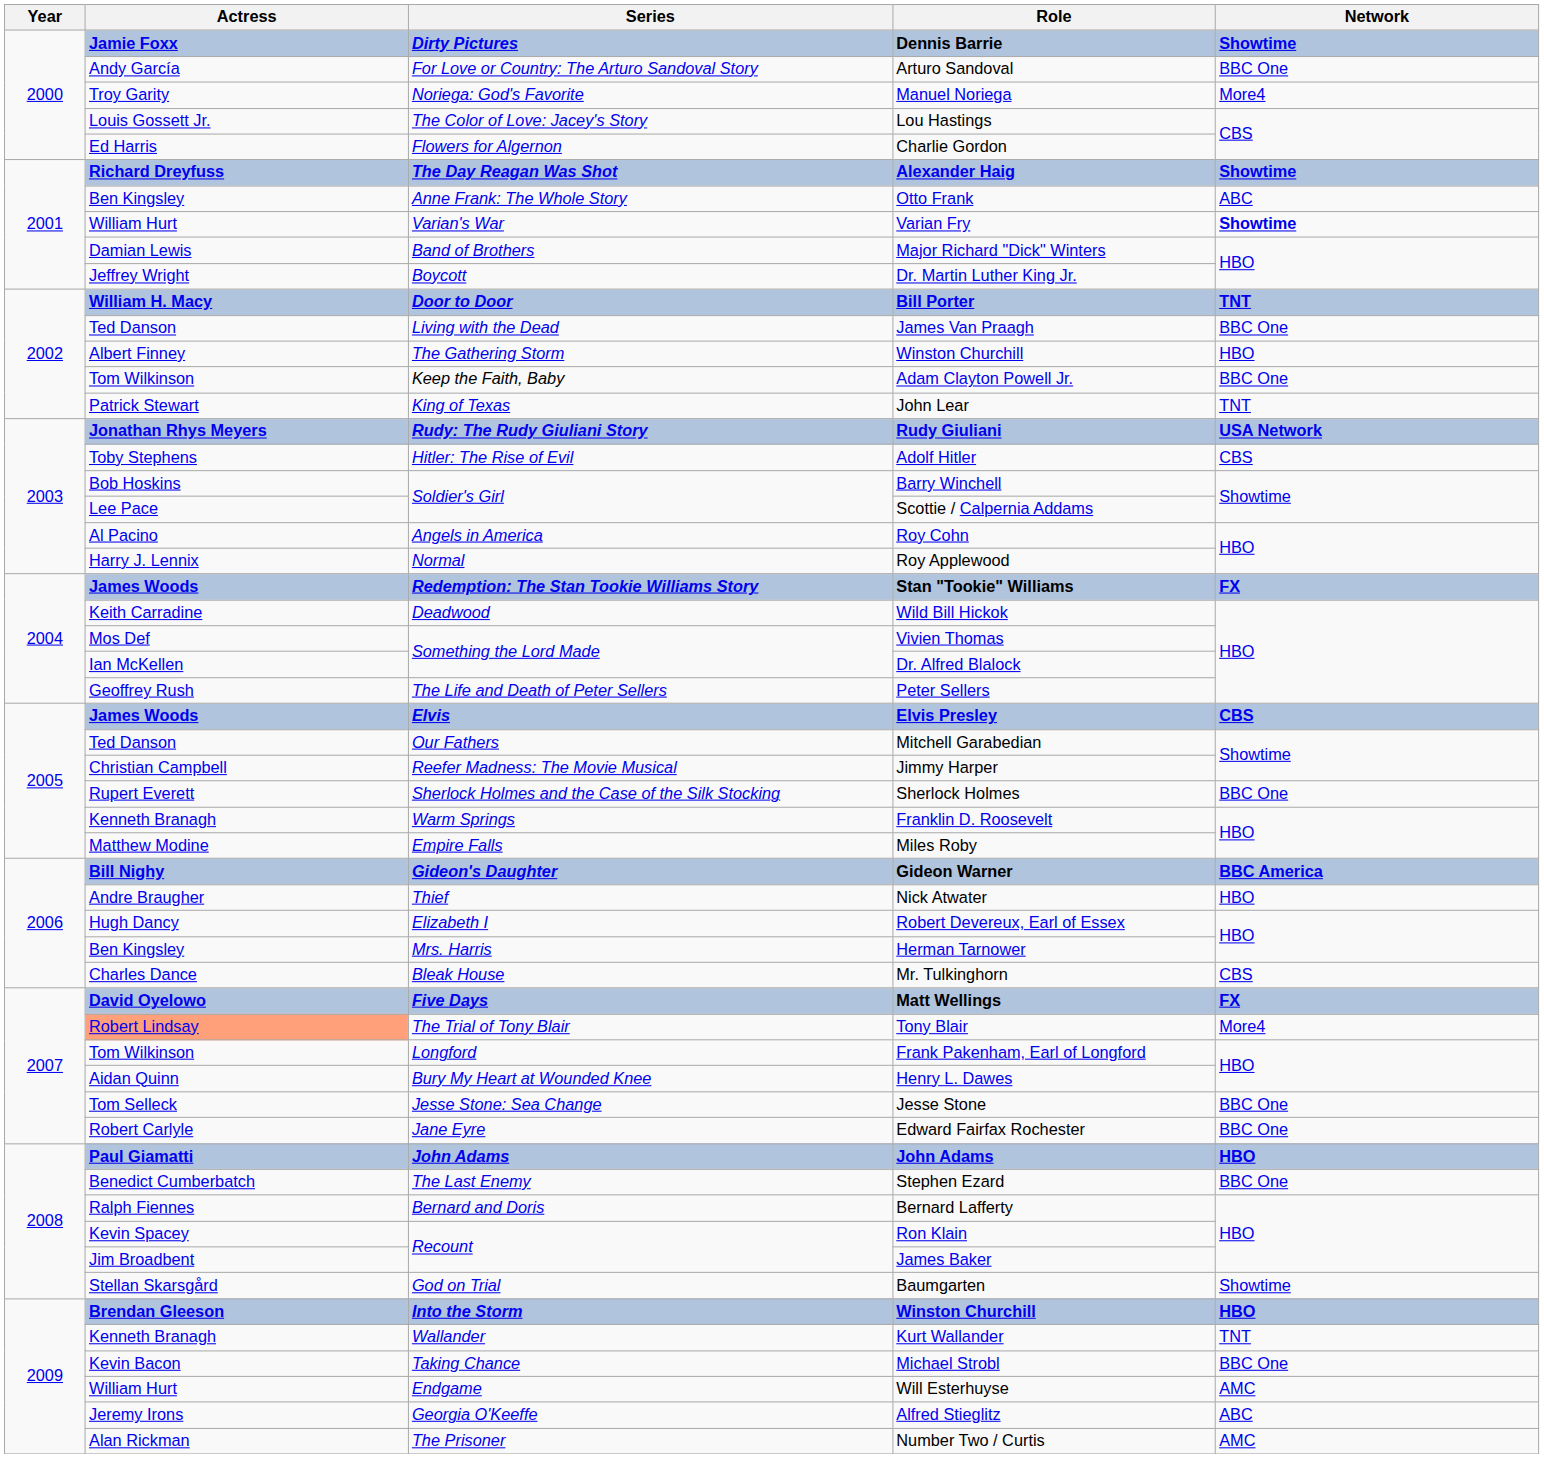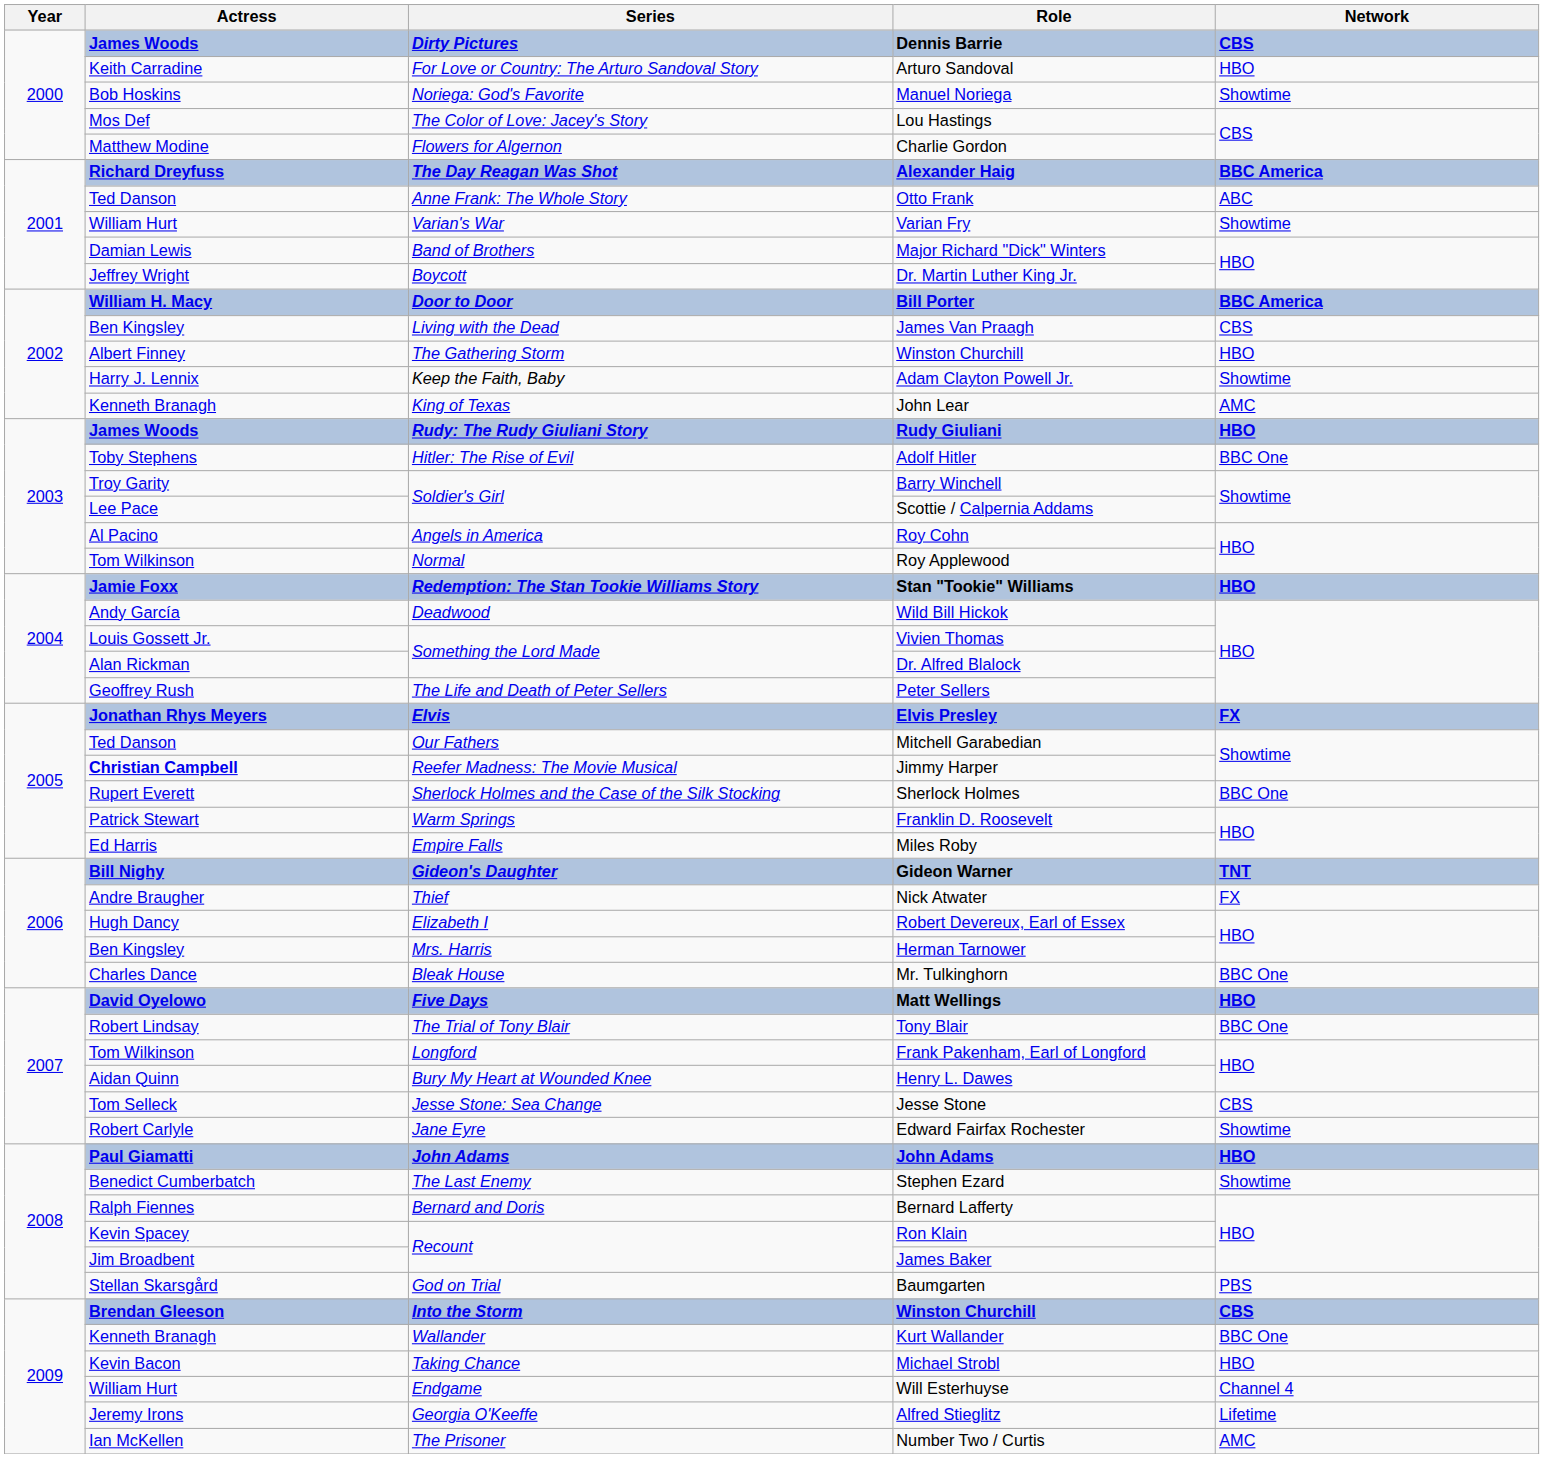(133, 43) Jamie Foxx -> (144, 43) James Woods
(1258, 43) Showtime -> (1236, 43) CBS
(134, 69) Andy García -> (146, 69) Keith Carradine
(1254, 69) BBC One -> (1237, 69) HBO
(129, 95) Troy Garity -> (135, 95) Bob Hoskins
(1242, 95) More4 -> (1255, 95) Showtime
(150, 120) Louis Gossett Jr. -> (119, 120) Mos Def
(123, 146) Ed Harris -> (149, 146) Matthew Modine
(1258, 172) Showtime -> (1271, 172) BBC America
(137, 198) Ben Kingsley -> (133, 198) Ted Danson
(1258, 224) bold -> (1255, 224) normal
(1235, 302) TNT -> (1271, 302) BBC America
(133, 328) Ted Danson -> (137, 328) Ben Kingsley
(1254, 328) BBC One -> (1236, 328) CBS
(142, 379) Tom Wilkinson -> (144, 379) Harry J. Lennix
(1254, 379) BBC One -> (1255, 379) Showtime
(144, 405) Patrick Stewart -> (153, 405) Kenneth Branagh
(1235, 405) TNT -> (1237, 405) AMC
(178, 431) Jonathan Rhys Meyers -> (144, 431) James Woods
(1271, 431) USA Network -> (1237, 431) HBO
(1236, 457) CBS -> (1254, 457) BBC One
(135, 483) Bob Hoskins -> (129, 483) Troy Garity
(144, 560) Harry J. Lennix -> (142, 560) Tom Wilkinson
(144, 586) James Woods -> (133, 586) Jamie Foxx
(1230, 586) FX -> (1237, 586) HBO
(146, 612) Keith Carradine -> (134, 612) Andy García
(119, 638) Mos Def -> (150, 638) Louis Gossett Jr.
(136, 664) Ian McKellen -> (139, 664) Alan Rickman
(144, 716) James Woods -> (178, 716) Jonathan Rhys Meyers
(1236, 716) CBS -> (1230, 716) FX
(158, 768) normal -> (163, 768) bold
(153, 819) Kenneth Branagh -> (144, 819) Patrick Stewart
(149, 845) Matthew Modine -> (123, 845) Ed Harris
(1271, 871) BBC America -> (1235, 871) TNT
(1237, 897) HBO -> (1230, 897) FX
(1236, 975) CBS -> (1254, 975) BBC One
(1230, 1000) FX -> (1237, 1000) HBO
(144, 1026) lightsalmon background -> (144, 1026) no background
(1242, 1026) More4 -> (1254, 1026) BBC One
(1254, 1104) BBC One -> (1236, 1104) CBS
(1254, 1130) BBC One -> (1255, 1130) Showtime
(1254, 1182) BBC One -> (1255, 1182) Showtime
(1255, 1285) Showtime -> (1236, 1285) PBS
(1237, 1311) HBO -> (1236, 1311) CBS
(1235, 1337) TNT -> (1254, 1337) BBC One
(1254, 1363) BBC One -> (1237, 1363) HBO
(1237, 1389) AMC -> (1256, 1389) Channel 4
(1236, 1415) ABC -> (1248, 1415) Lifetime
(139, 1440) Alan Rickman -> (136, 1440) Ian McKellen
